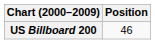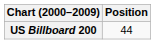(126, 30) 46 -> (126, 30) 44
